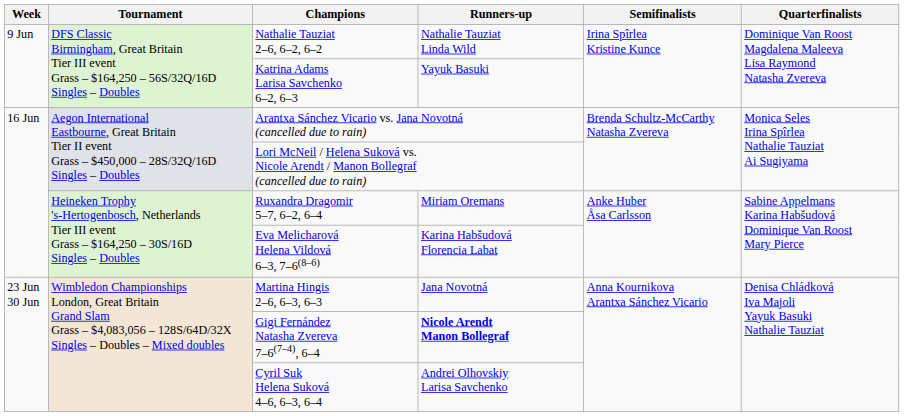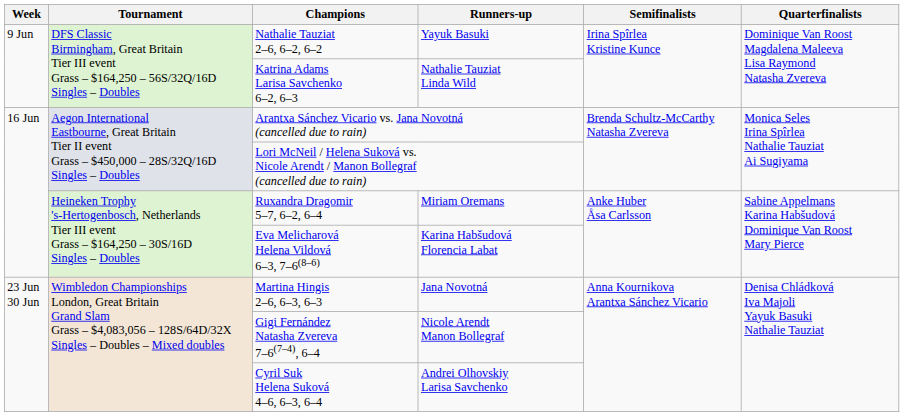(461, 41) Nathalie Tauziat Linda Wild -> (455, 34) Yayuk Basuki
(455, 69) Yayuk Basuki -> (461, 76) Nathalie Tauziat Linda Wild
(465, 328) bold -> (463, 328) normal
